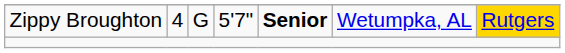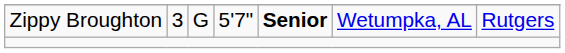(177, 20) 4 -> (177, 20) 3
(518, 20) gold background -> (518, 20) no background
